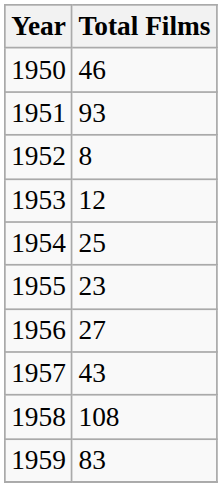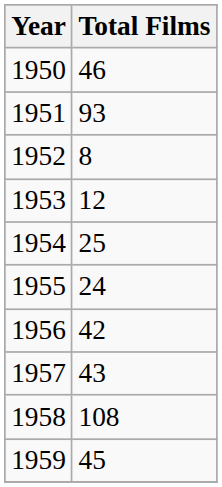(92, 286) 23 -> (92, 286) 24
(92, 329) 27 -> (92, 329) 42
(92, 460) 83 -> (92, 460) 45
